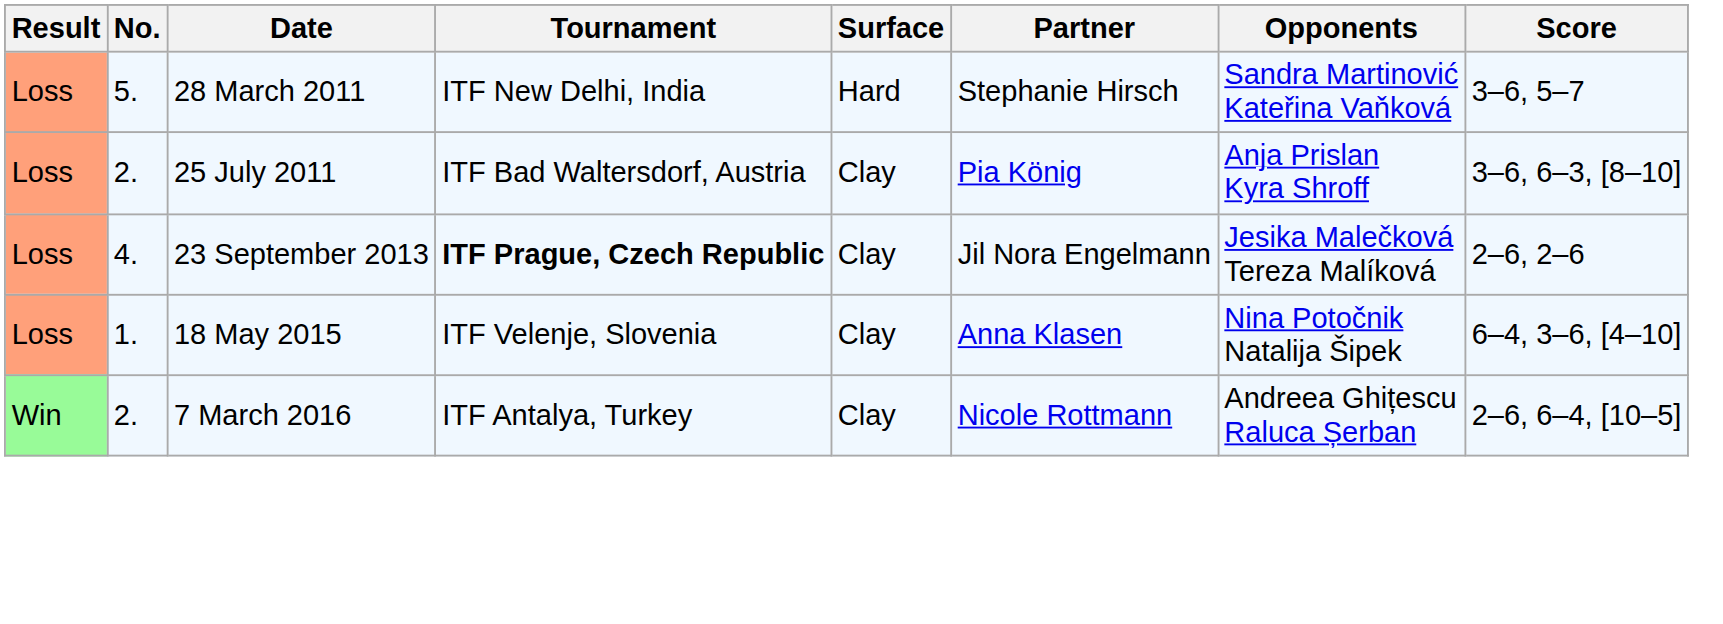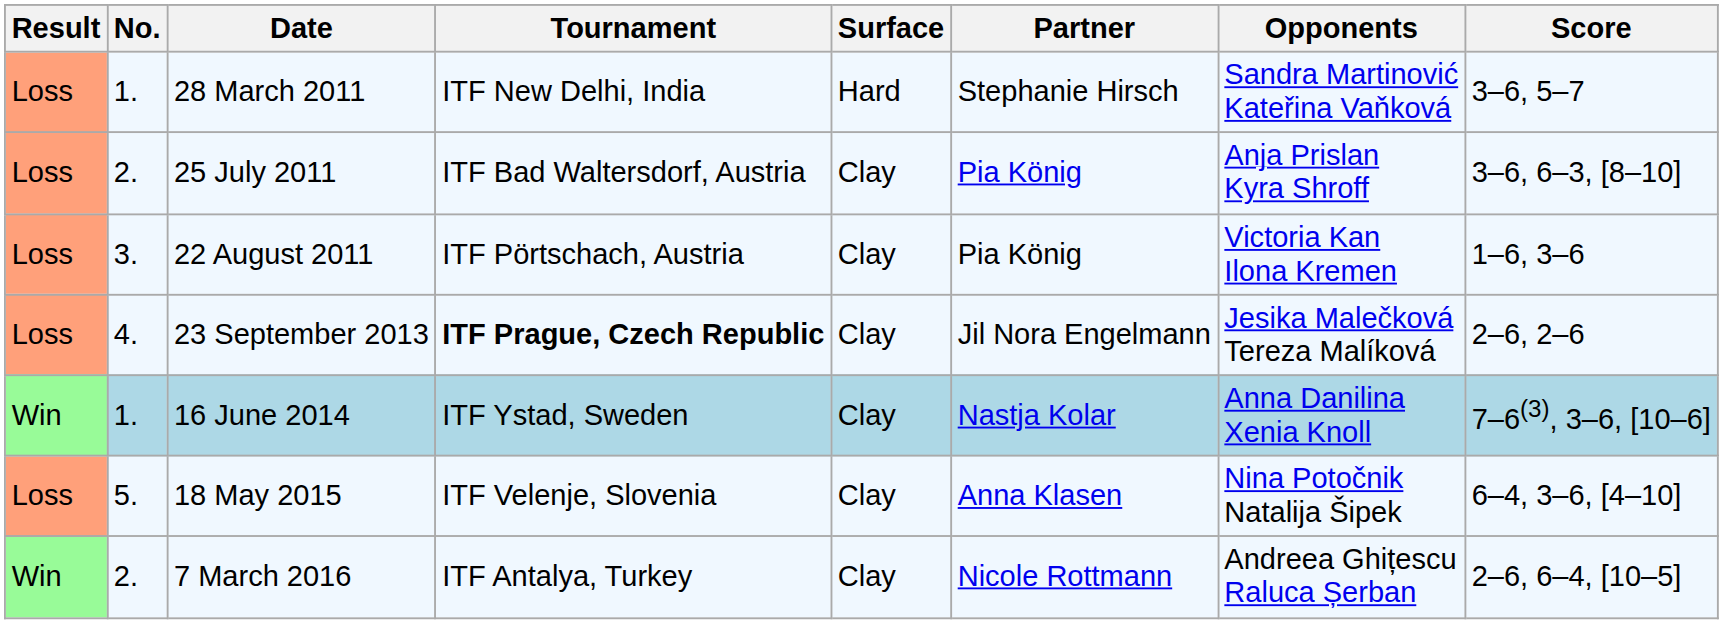(126, 91) 5. -> (126, 91) 1.
+ row: (274, 253)
+ row: (262, 414)
(126, 333) 1. -> (126, 495) 5.
